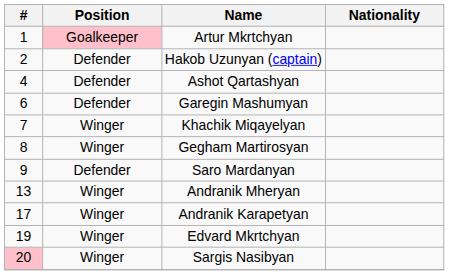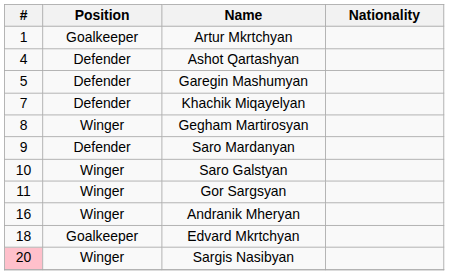(102, 37) pink background -> (102, 37) no background
- row: (243, 59)
(24, 103) 6 -> (24, 81) 5
(102, 125) Winger -> (102, 103) Defender
+ row: (243, 170)
+ row: (243, 192)
(24, 192) 13 -> (24, 214) 16
- row: (243, 214)
(24, 236) 19 -> (24, 236) 18
(102, 236) Winger -> (102, 236) Goalkeeper
